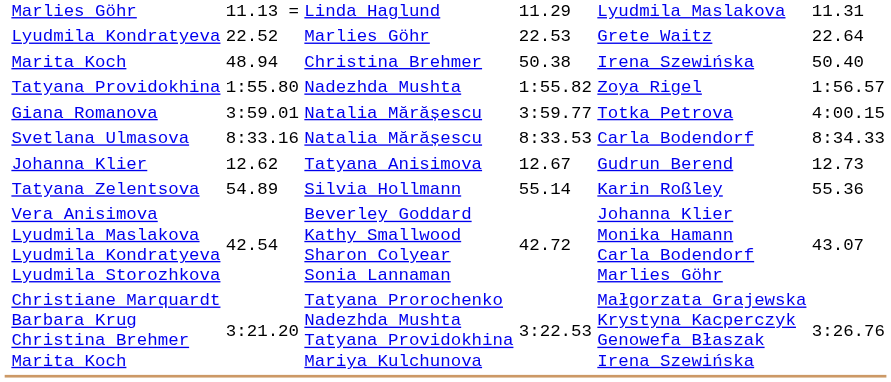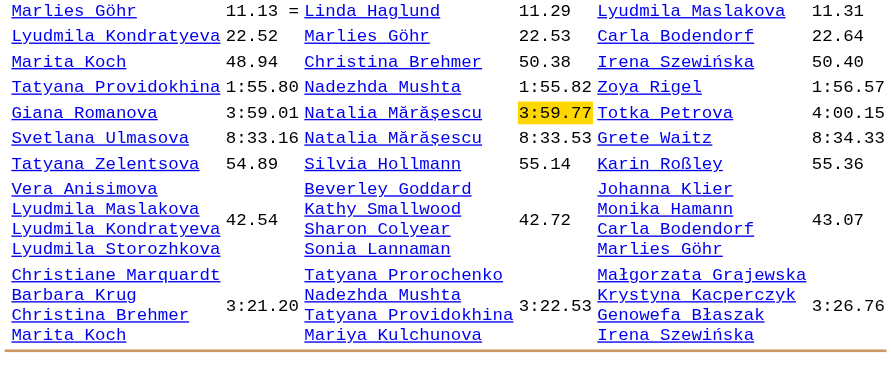(655, 37) Grete Waitz -> (676, 37) Carla Bodendorf
(555, 113) no background -> (555, 113) gold background
(676, 138) Carla Bodendorf -> (655, 138) Grete Waitz
- row: (79, 164)
